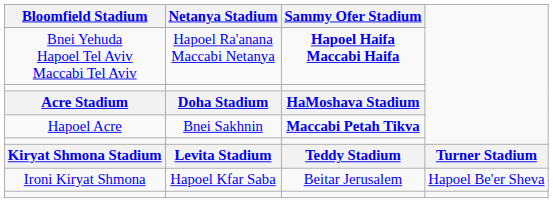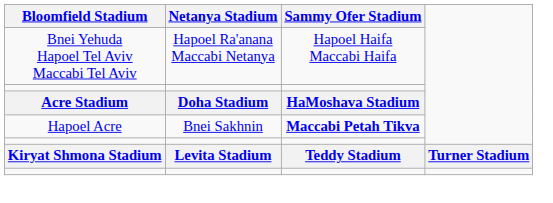(353, 47) bold -> (353, 47) normal
- row: (85, 179)
